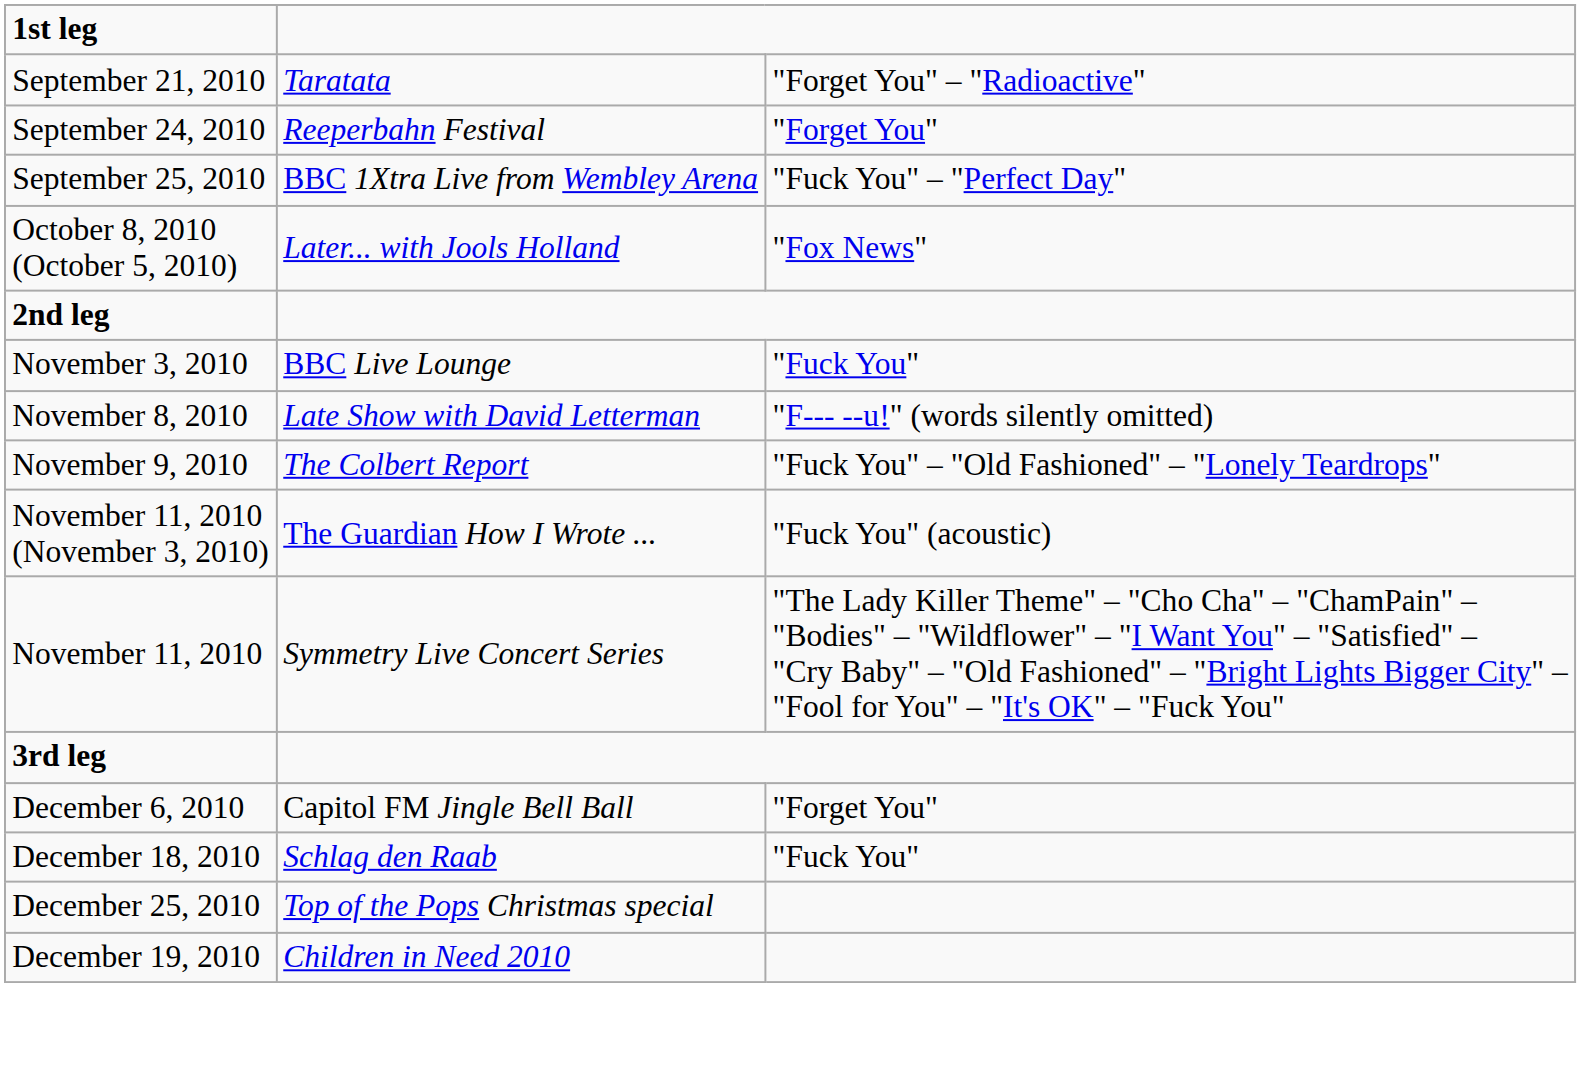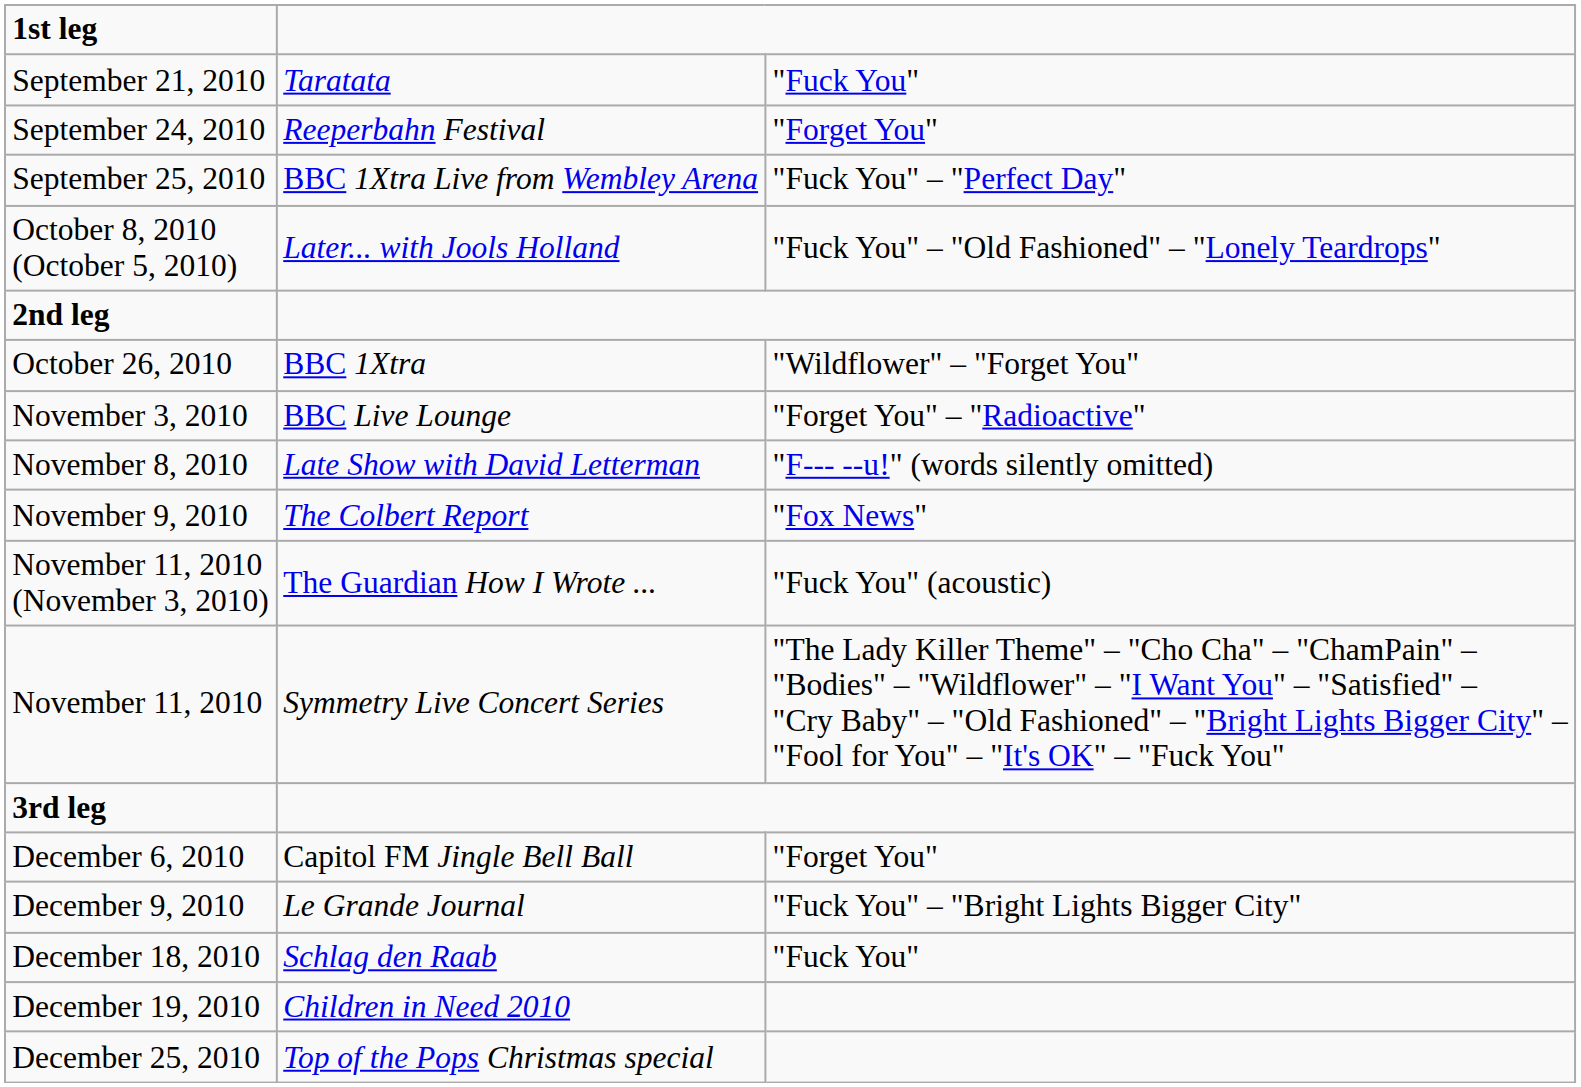(959, 79) "Forget You" – "Radioactive" -> (846, 79) "Fuck You"
(850, 247) "Fox News" -> (1107, 247) "Fuck You" – "Old Fashioned" – "Lonely Teardrops"
+ row: (122, 364)
(846, 364) "Fuck You" -> (959, 414) "Forget You" – "Radioactive"
(1107, 464) "Fuck You" – "Old Fashioned" – "Lonely Teardrops" -> (850, 514) "Fox News"
+ row: (128, 906)
rows swapped: (136, 956) <-> (136, 906)
